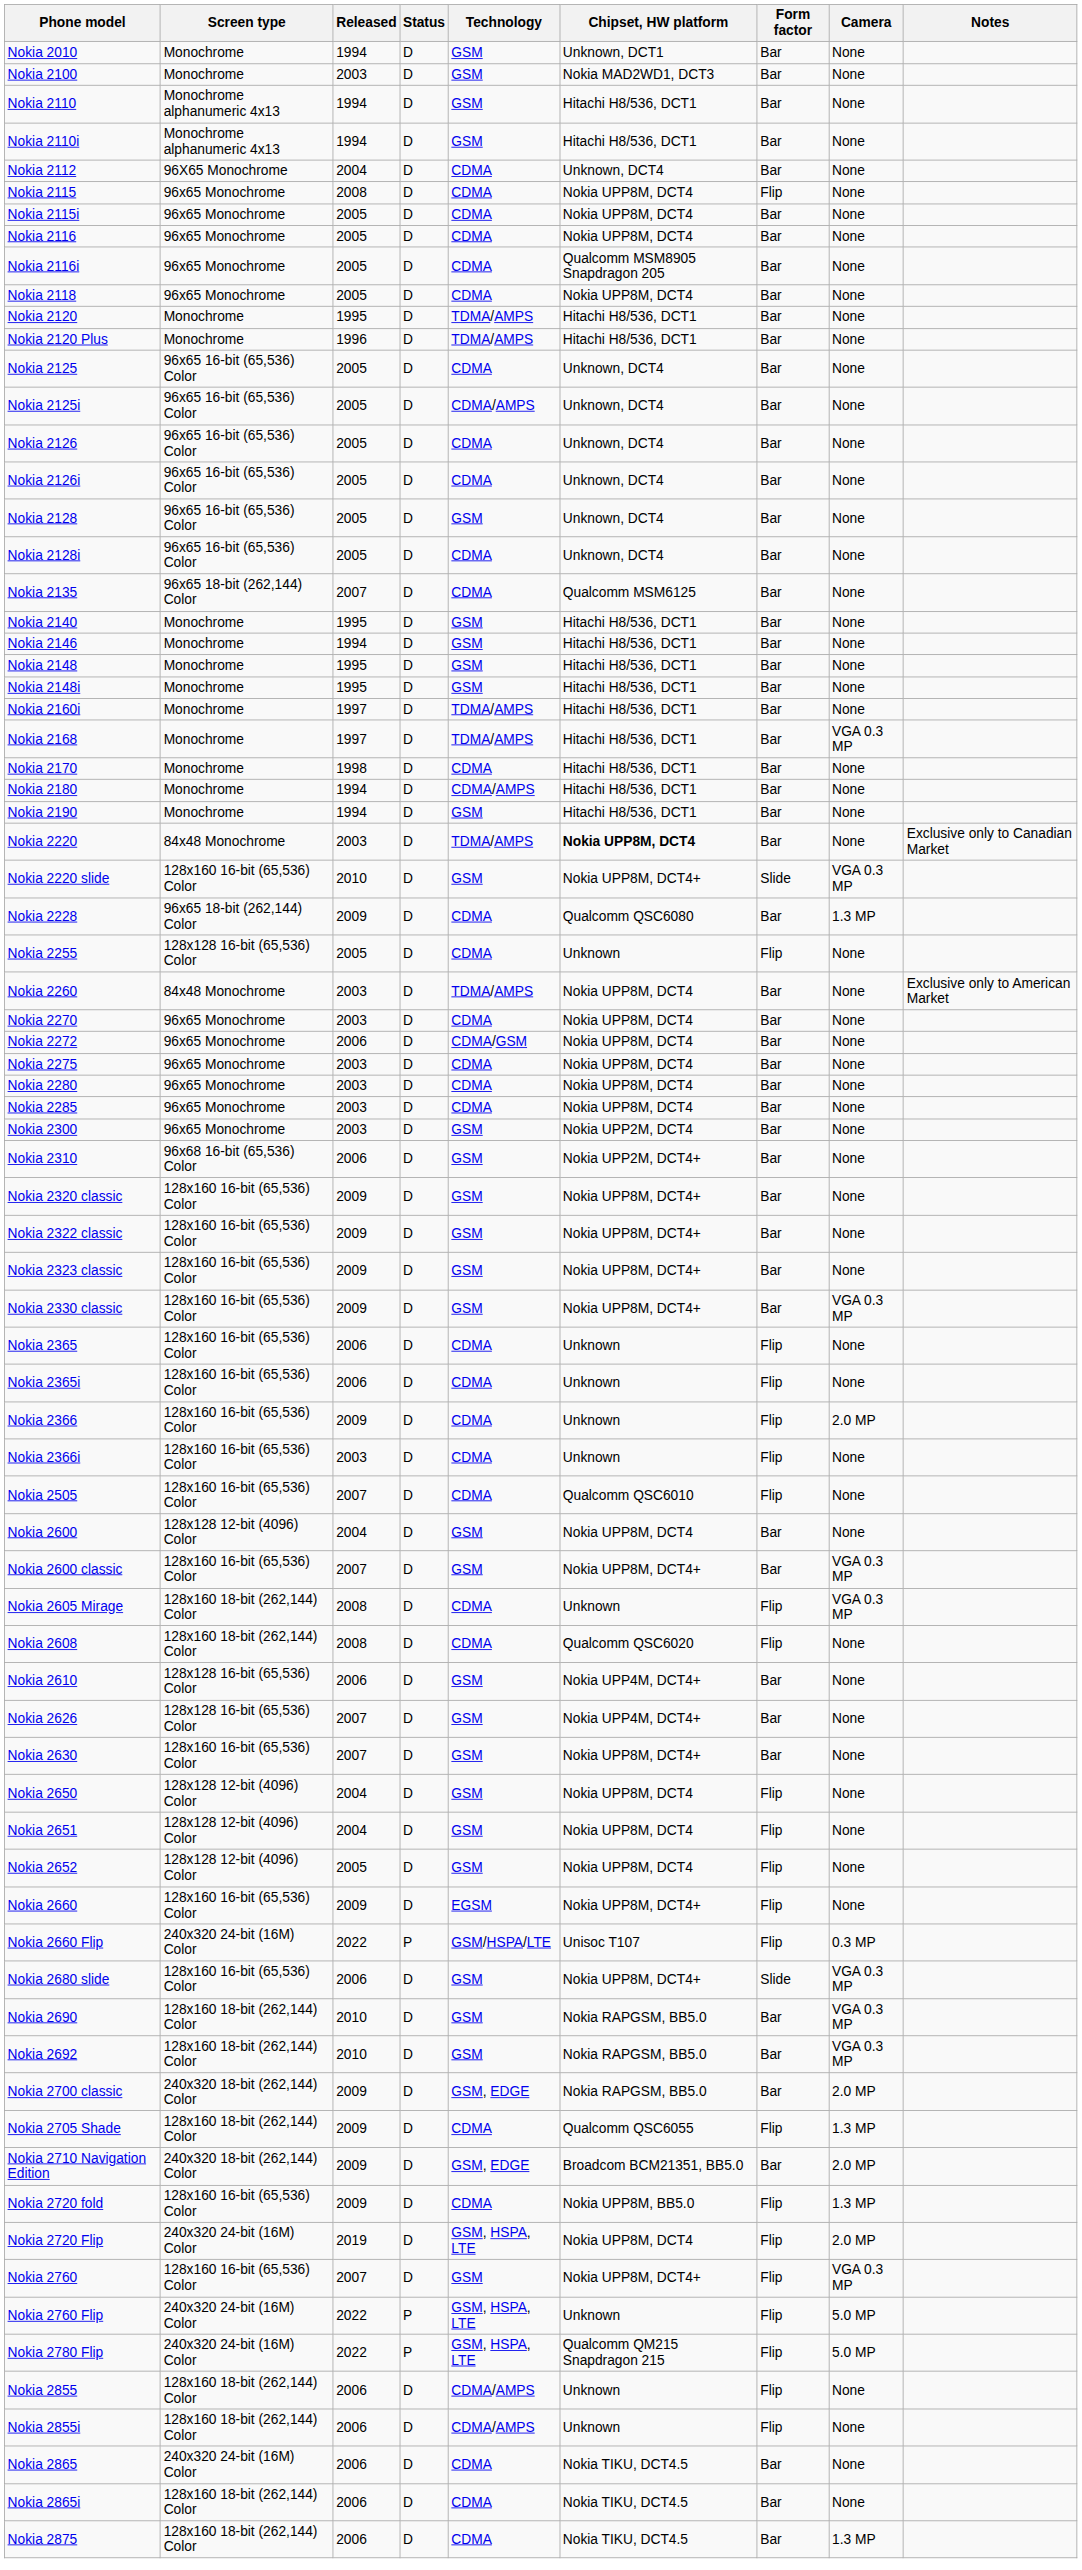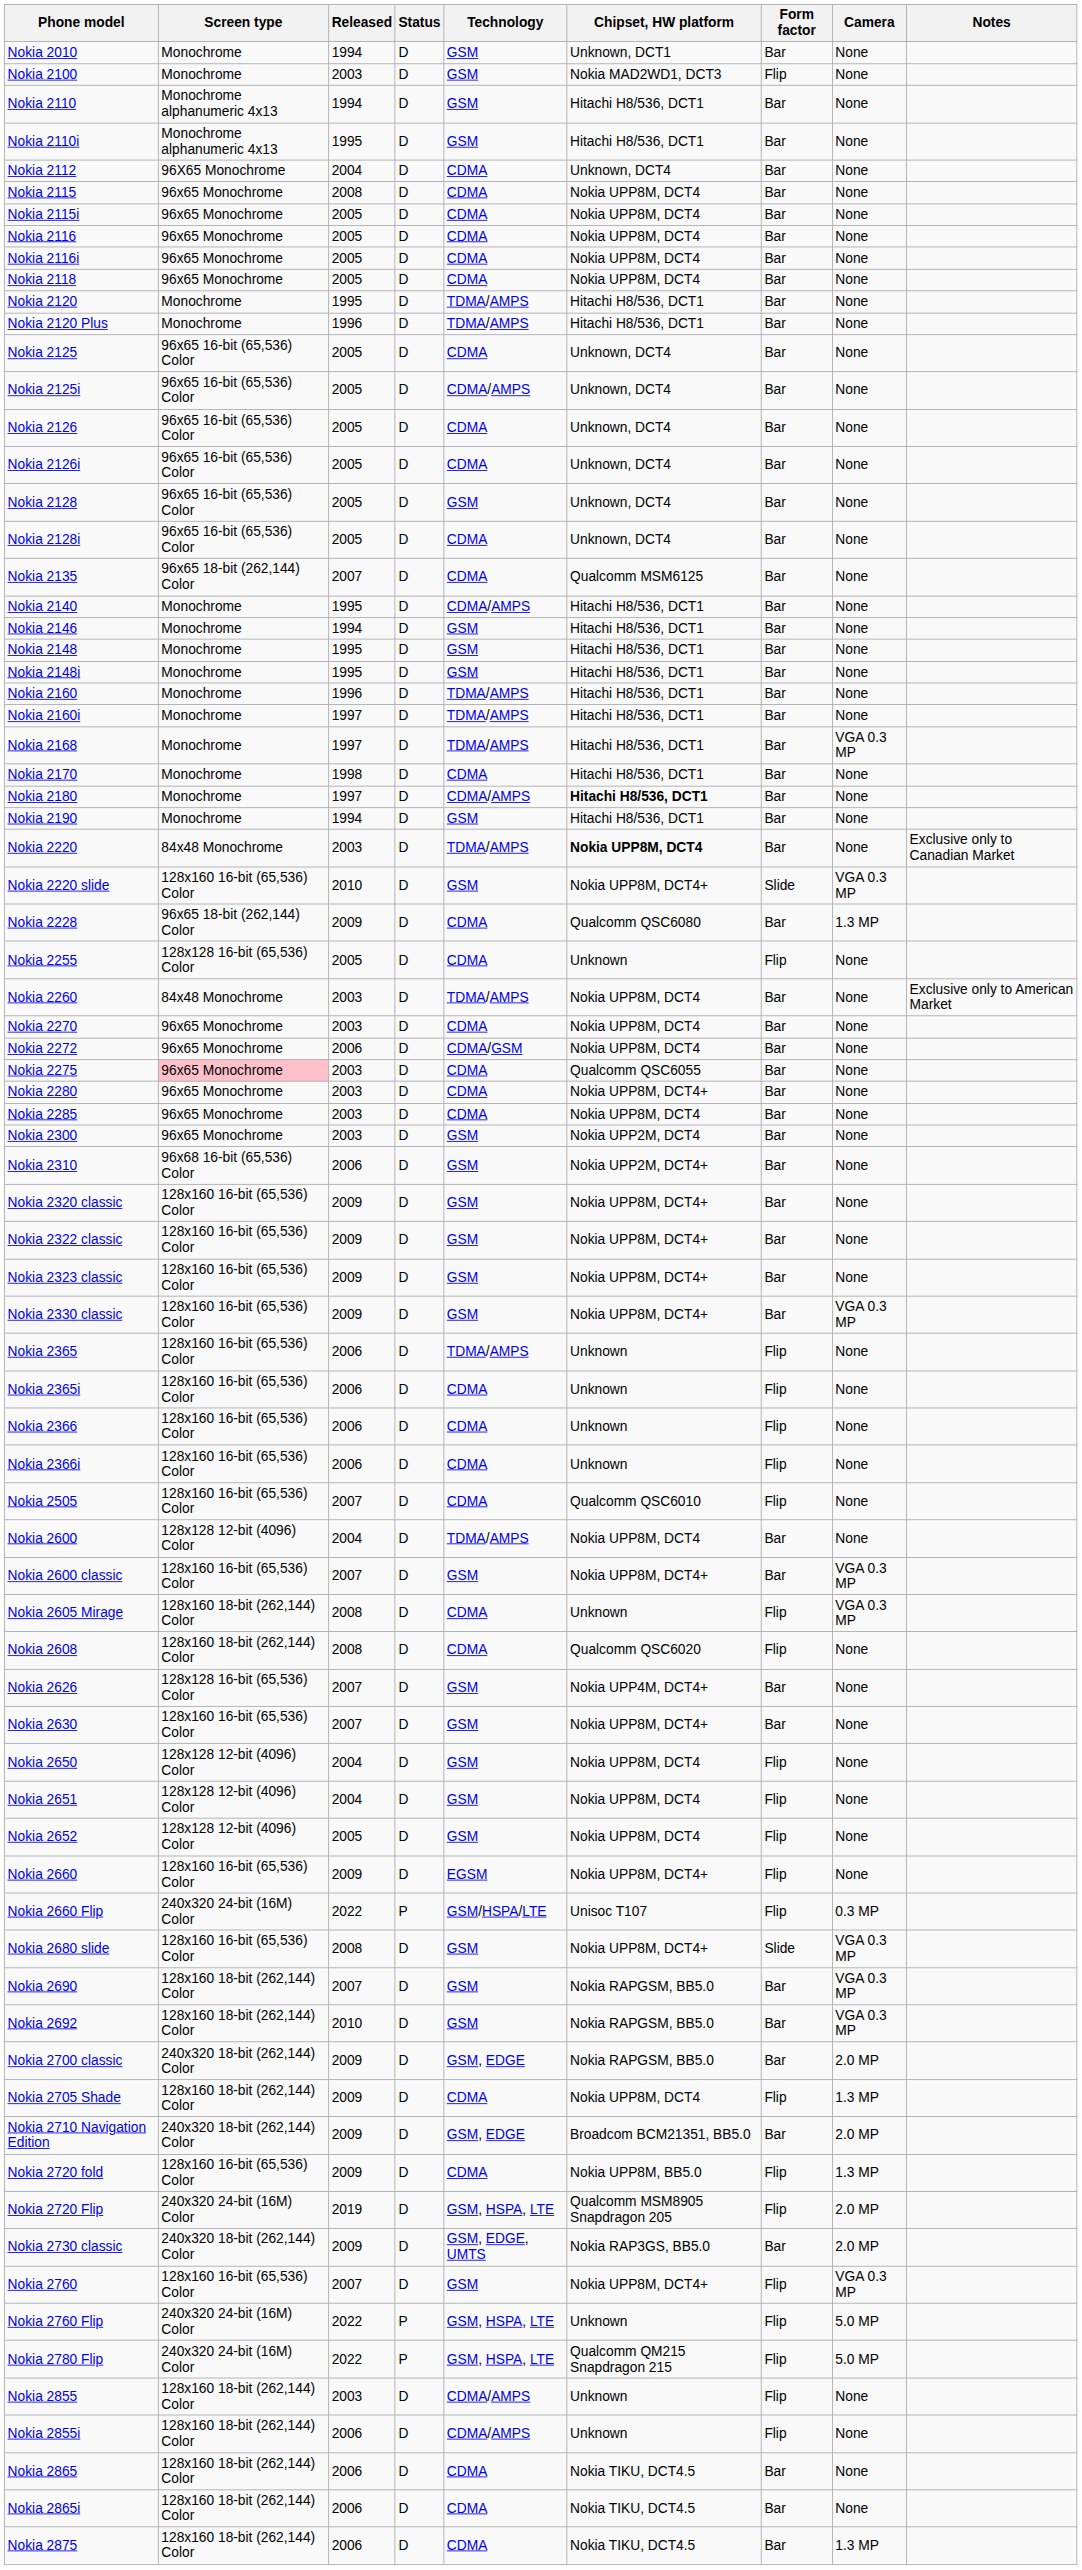(771, 74) Bar -> (775, 74) Flip
(351, 141) 1994 -> (347, 141) 1995
(771, 192) Flip -> (775, 192) Bar
(629, 265) Qualcomm MSM8905 Snapdragon 205 -> (635, 258) Nokia UPP8M, DCT4
(467, 622) GSM -> (488, 606) CDMA/AMPS
+ row: (42, 693)
(351, 790) 1994 -> (347, 796) 1997
(630, 790) normal -> (639, 796) bold
(224, 1064) no background -> (222, 1070) pink background
(628, 1064) Nokia UPP8M, DCT4 -> (635, 1070) Qualcomm QSC6055
(628, 1086) Nokia UPP8M, DCT4 -> (639, 1092) Nokia UPP8M, DCT4+
(472, 1345) CDMA -> (488, 1352) TDMA/AMPS
(351, 1420) 2009 -> (347, 1426) 2006
(854, 1420) 2.0 MP -> (852, 1426) None
(351, 1457) 2003 -> (347, 1463) 2006
(467, 1532) GSM -> (488, 1538) TDMA/AMPS
- row: (42, 1681)
(351, 1979) 2006 -> (347, 1948) 2008
(351, 2017) 2010 -> (347, 1986) 2007
(628, 2129) Qualcomm QSC6055 -> (635, 2098) Nokia UPP8M, DCT4
(628, 2240) Nokia UPP8M, DCT4 -> (637, 2210) Qualcomm MSM8905 Snapdragon 205
+ row: (65, 2247)
(351, 2390) 2006 -> (347, 2396) 2003
(229, 2464) 240x320 24-bit (16M) Color -> (238, 2471) 128x160 18-bit (262,144) Color
